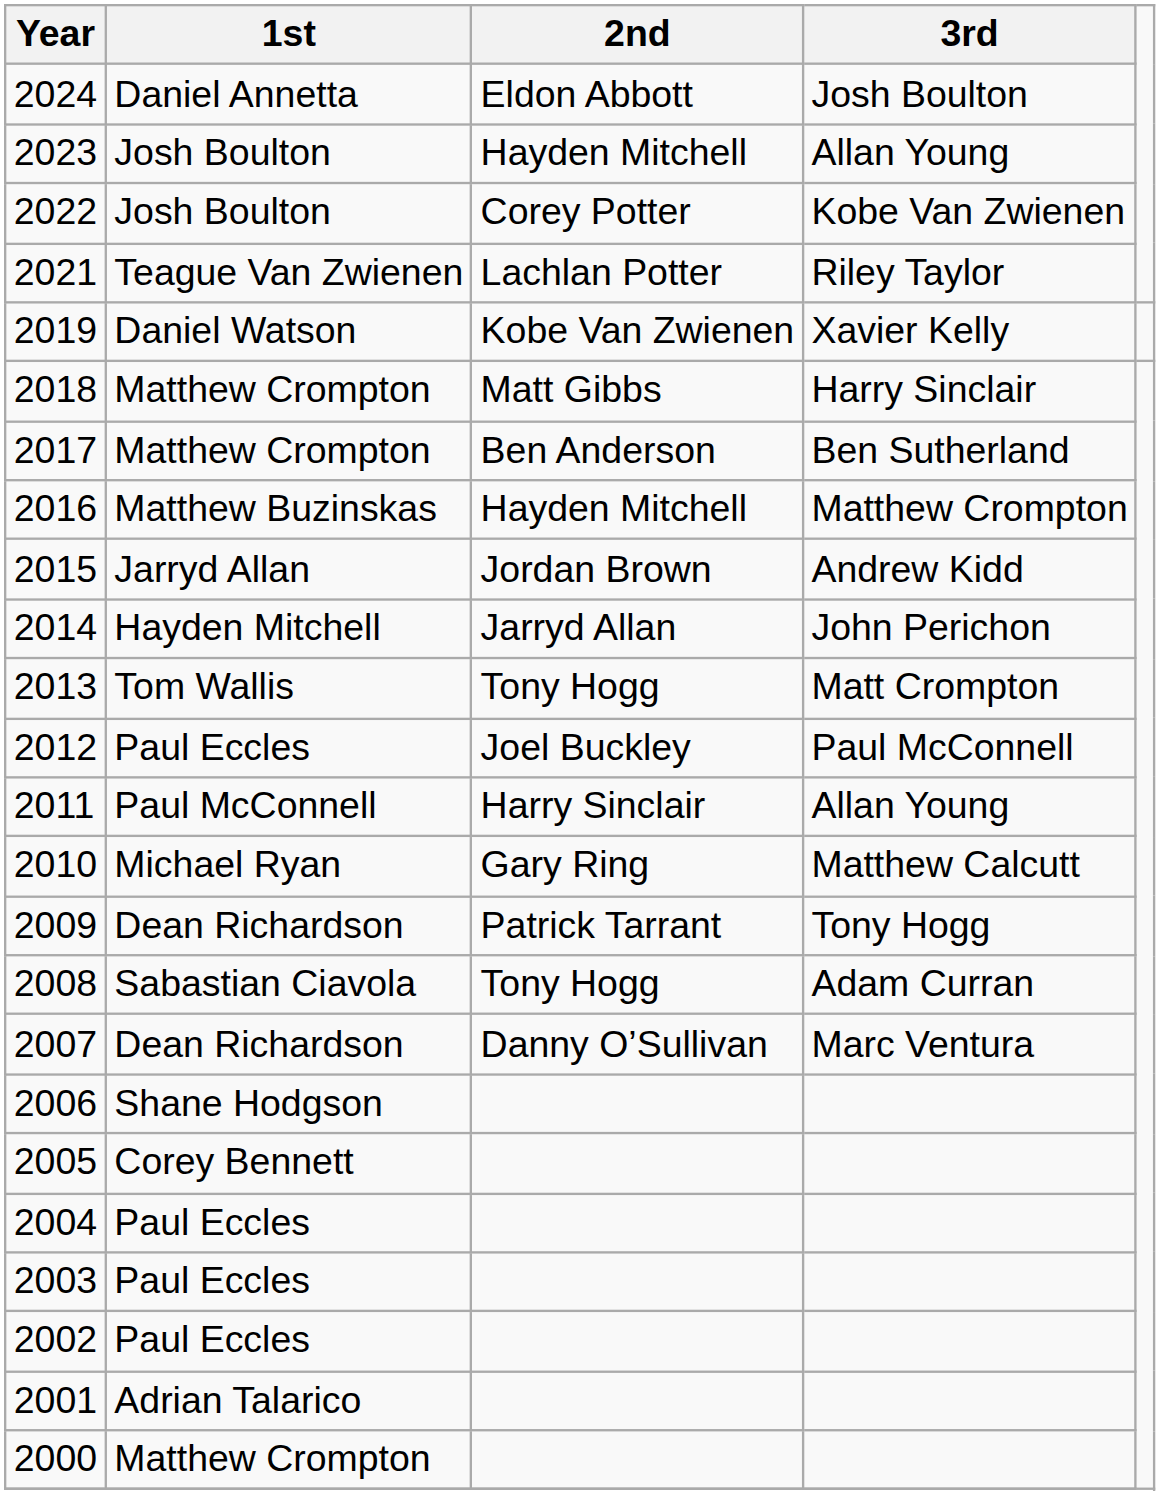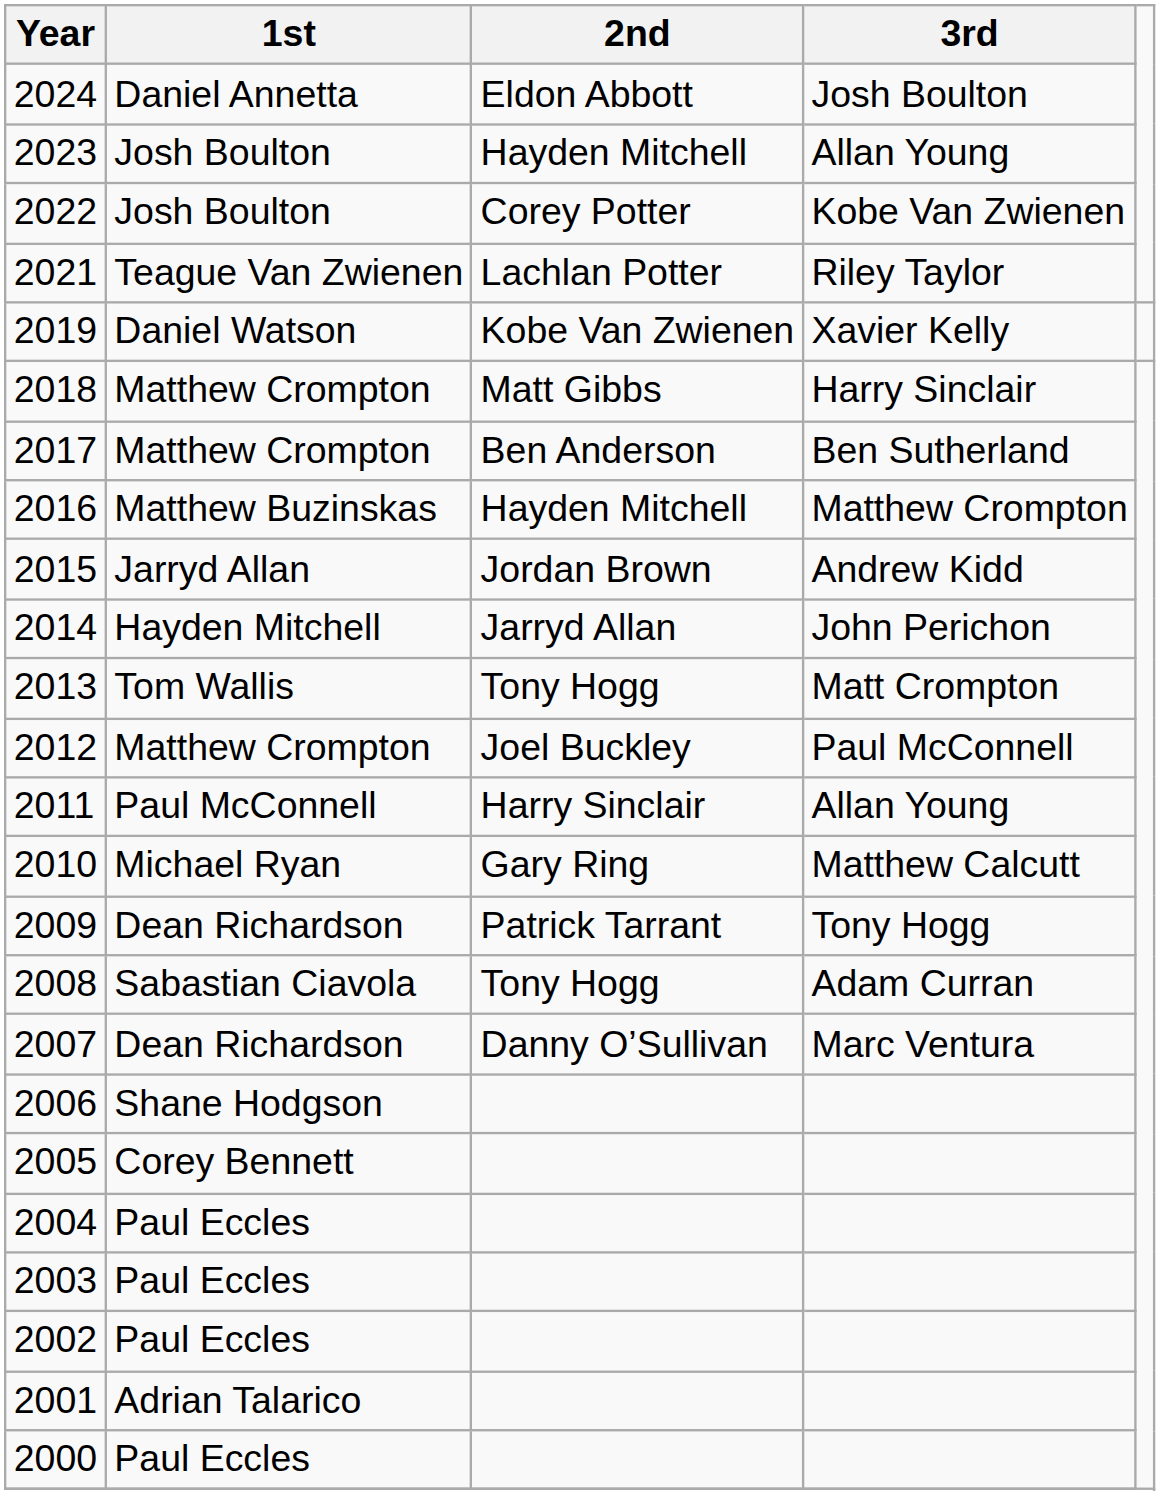(212, 746) Paul Eccles -> (272, 746) Matthew Crompton
(272, 1459) Matthew Crompton -> (212, 1459) Paul Eccles
